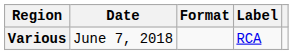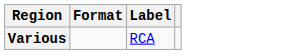- column: (123, 16)
